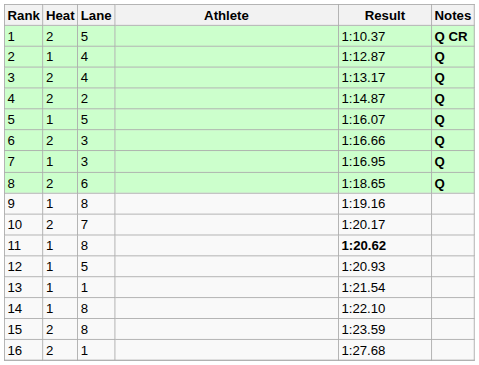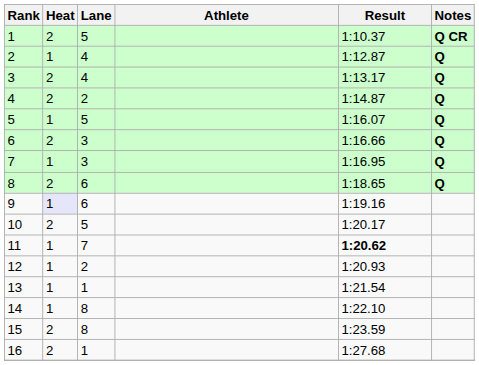(50, 203) no background -> (50, 203) lavender background
(84, 203) 8 -> (84, 203) 6
(84, 224) 7 -> (84, 224) 5
(84, 245) 8 -> (84, 245) 7
(84, 266) 5 -> (84, 266) 2
